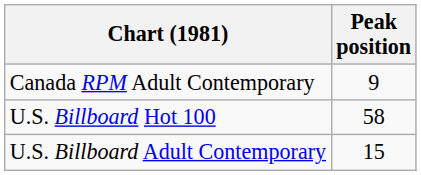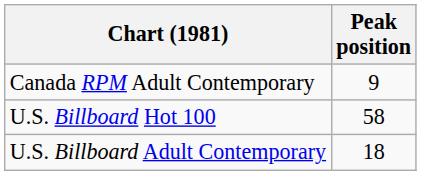(374, 151) 15 -> (374, 151) 18
